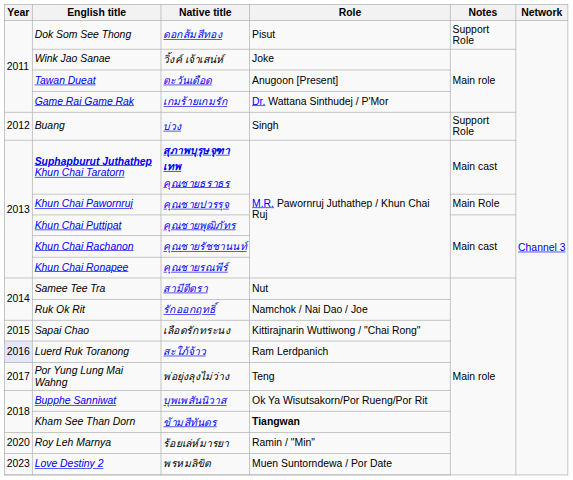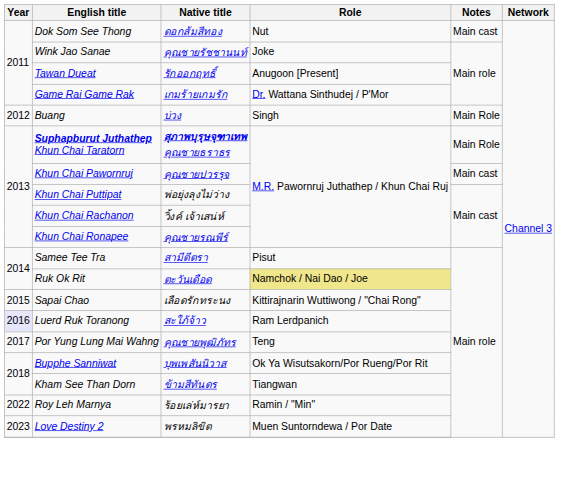(264, 35) Pisut -> (260, 31) Nut
(471, 35) Support Role -> (475, 31) Main cast
(194, 60) วิ้งค์ เจ้าเสน่ห์ -> (205, 52) คุณชายรัชชานนท์
(188, 81) ตะวันเดือด -> (190, 73) รักออกฤทธิ์
(471, 126) Support Role -> (476, 115) Main Role
(475, 167) Main cast -> (476, 144) Main Role
(476, 204) Main Role -> (475, 174) Main cast
(200, 225) คุณชายพุฒิภัทร -> (196, 195) พ่อยุ่งลุงไม่ว่าง
(205, 246) คุณชายรัชชานนท์ -> (194, 216) วิ้งค์ เจ้าเสน่ห์
(260, 288) Nut -> (264, 258) Pisut
(189, 310) รักออกฤทธิ์ -> (188, 279) ตะวันเดือด
(310, 309) no background -> (310, 279) khaki background
(196, 376) พ่อยุ่งลุงไม่ว่าง -> (200, 342) คุณชายพุฒิภัทร
(276, 422) bold -> (275, 384) normal
(18, 443) 2020 -> (18, 405) 2022
